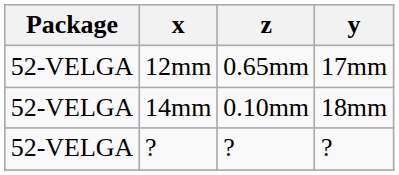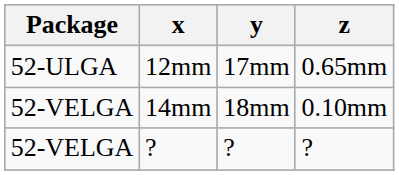columns swapped: (354, 25) <-> (266, 25)
(72, 66) 52-VELGA -> (64, 66) 52-ULGA
